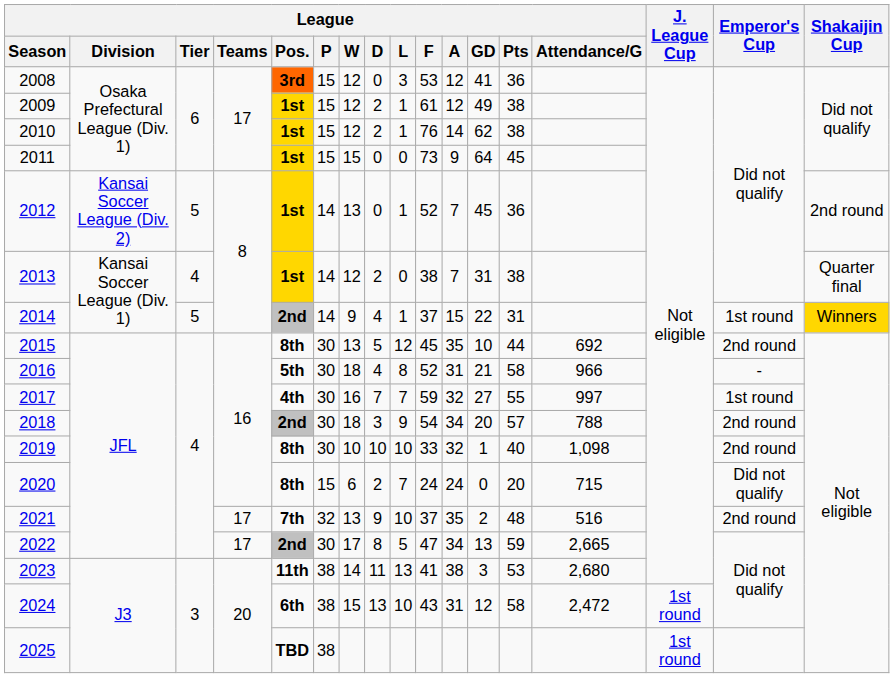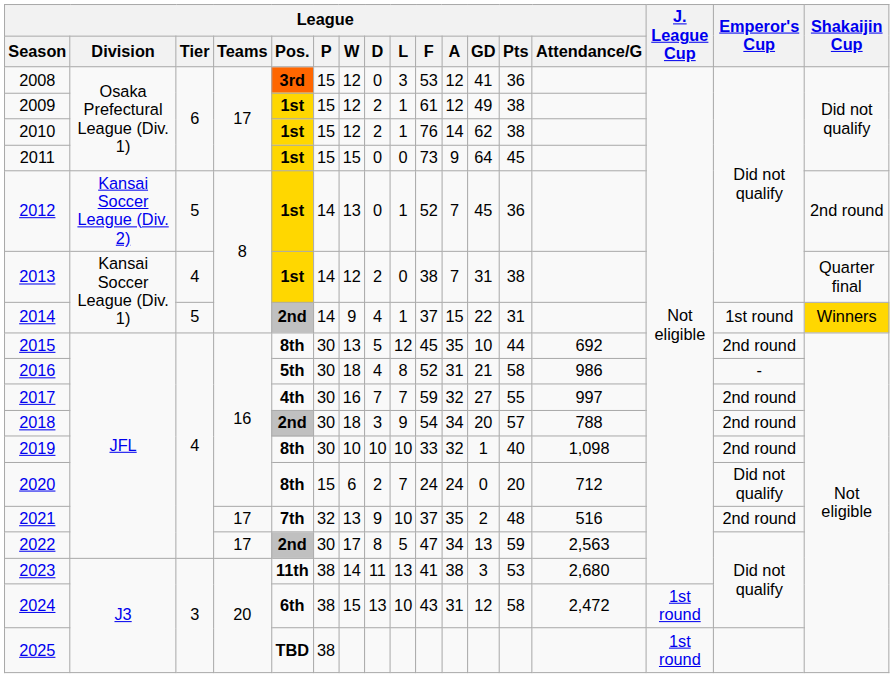(589, 371) 966 -> (589, 371) 986
(759, 397) 1st round -> (759, 397) 2nd round
(589, 484) 715 -> (589, 484) 712
(589, 545) 2,665 -> (589, 545) 2,563
